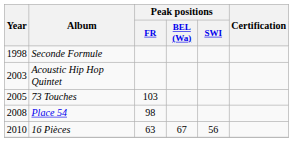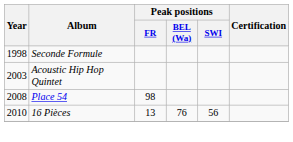- row: (54, 97)
(150, 129) 63 -> (150, 113) 13
(182, 129) 67 -> (182, 113) 76
